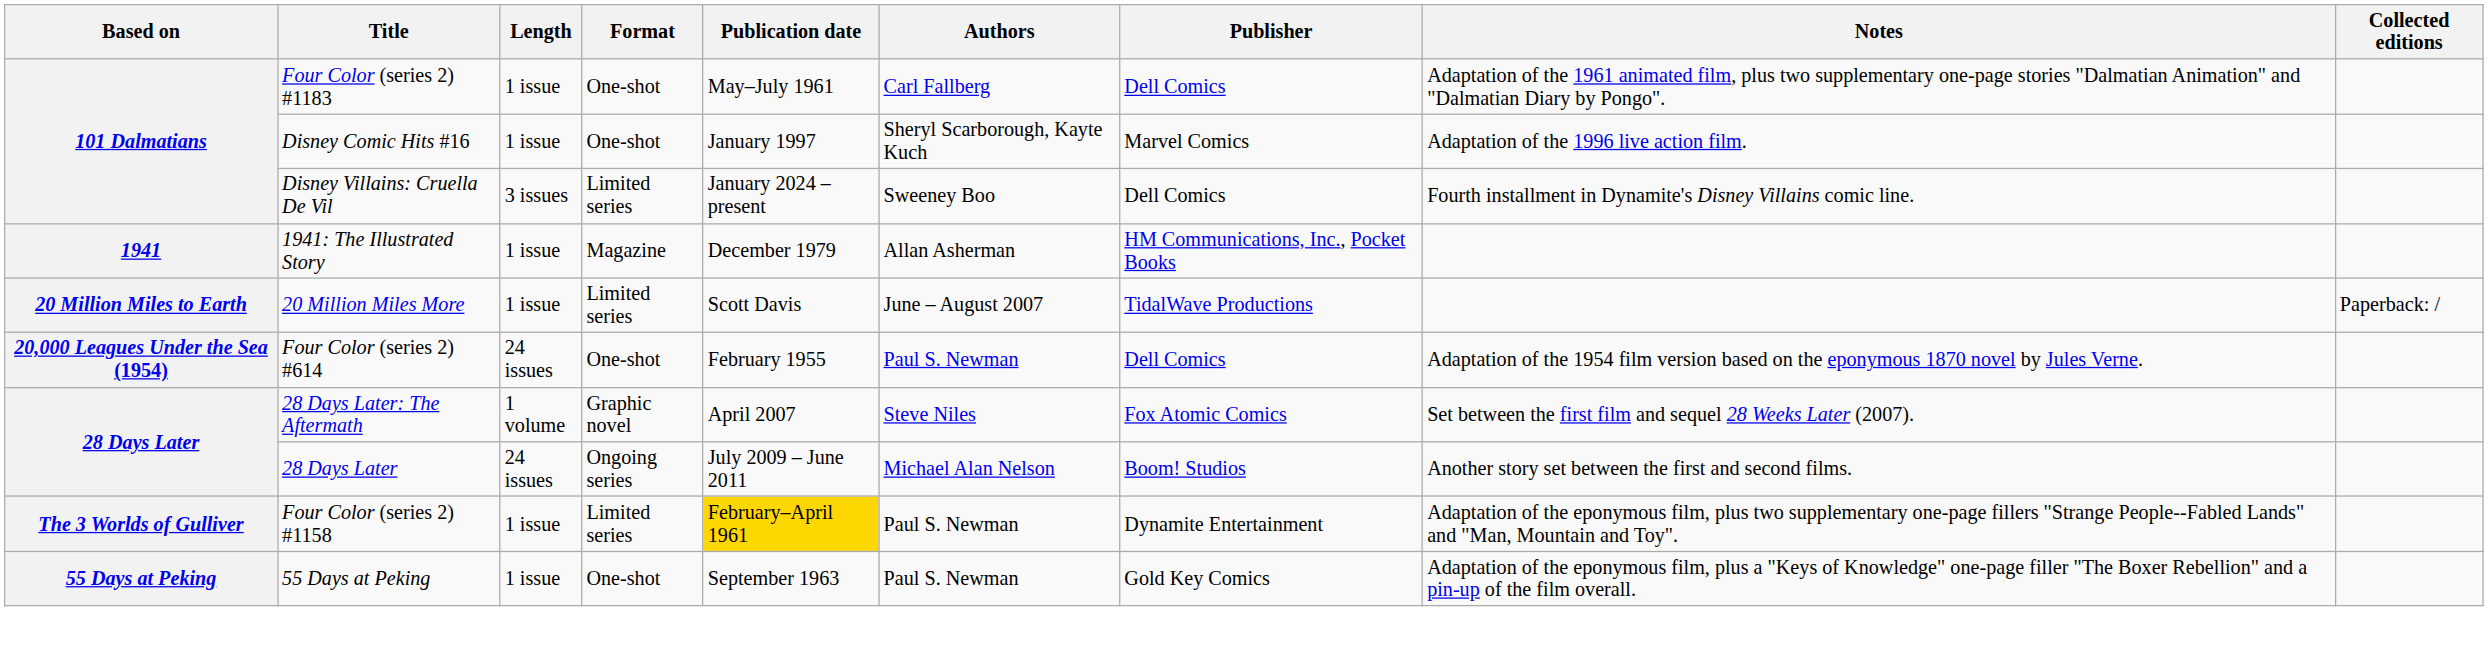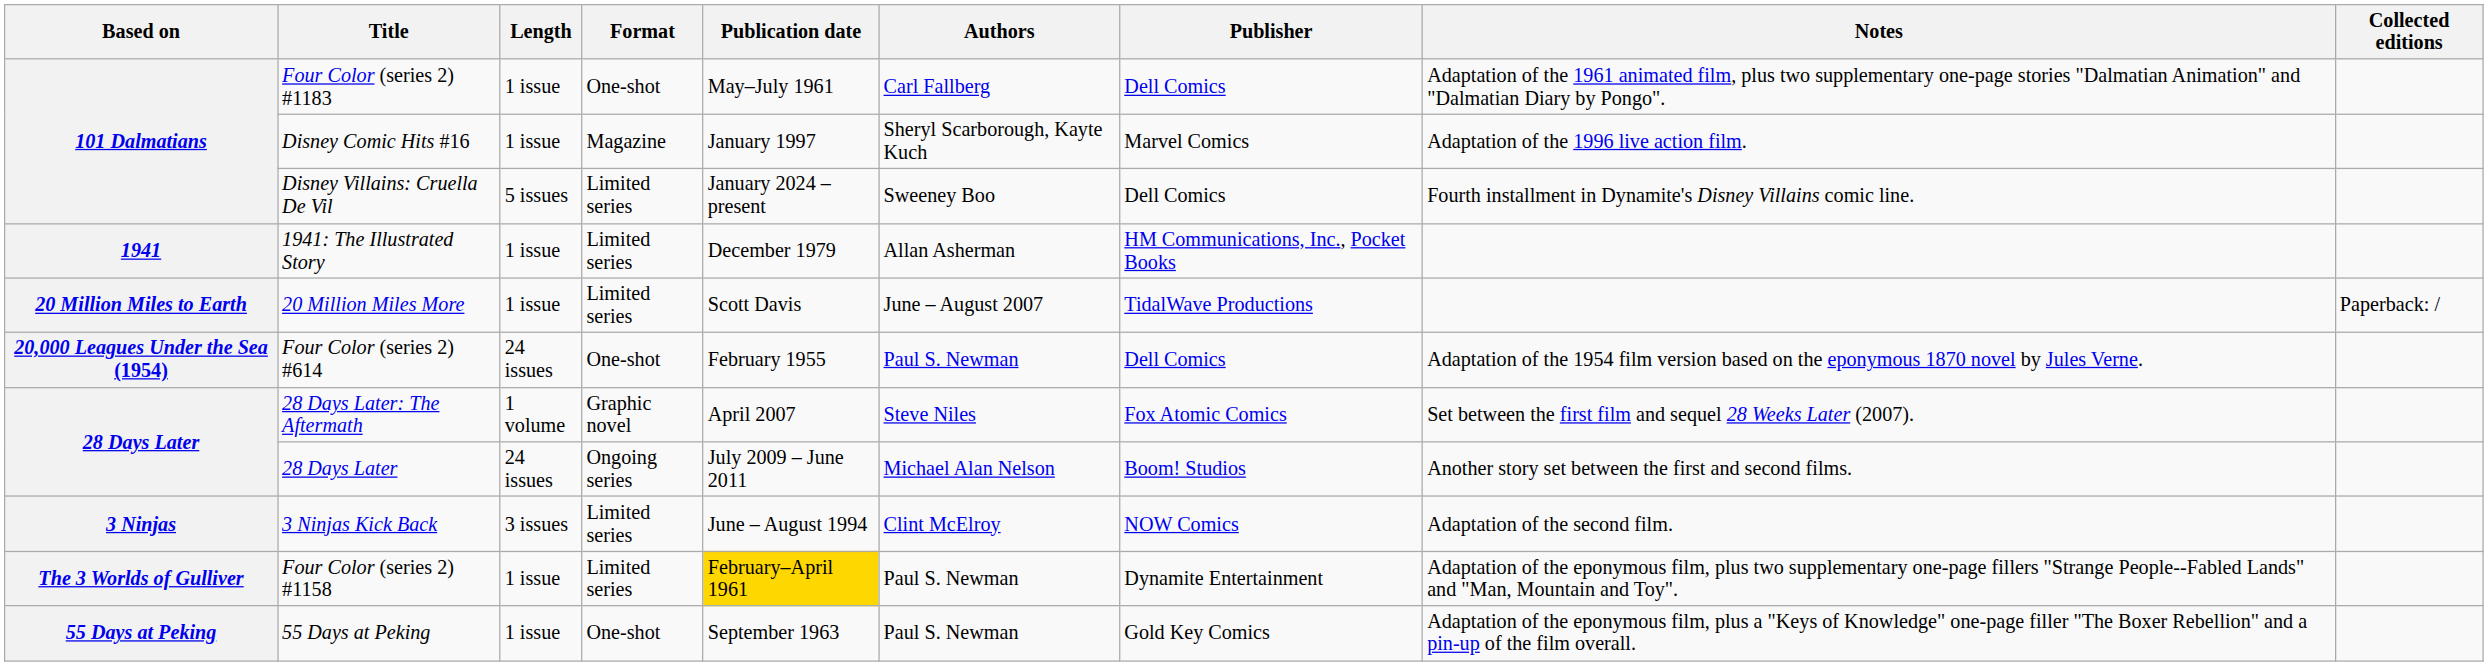(623, 141) One-shot -> (626, 141) Magazine
(536, 195) 3 issues -> (536, 195) 5 issues
(626, 250) Magazine -> (618, 250) Limited series
+ row: (360, 523)
